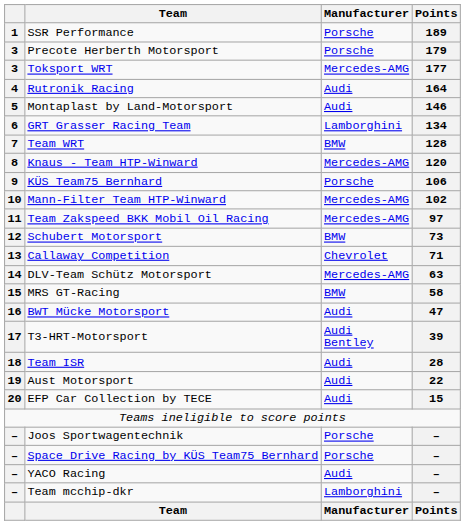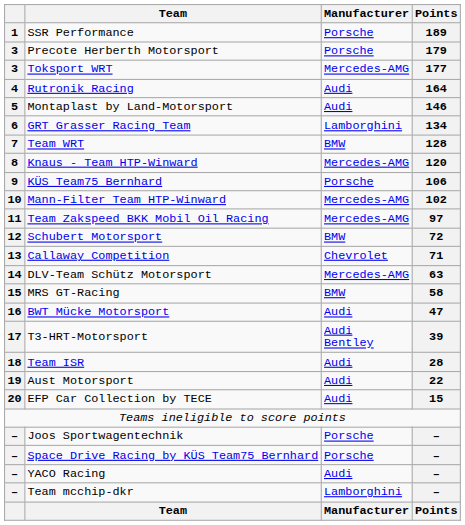(436, 237) 73 -> (436, 237) 72
